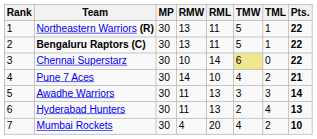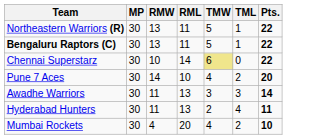- column: (19, 12)
(296, 77) 21 -> (267, 77) 20
(296, 110) 13 -> (266, 110) 11
